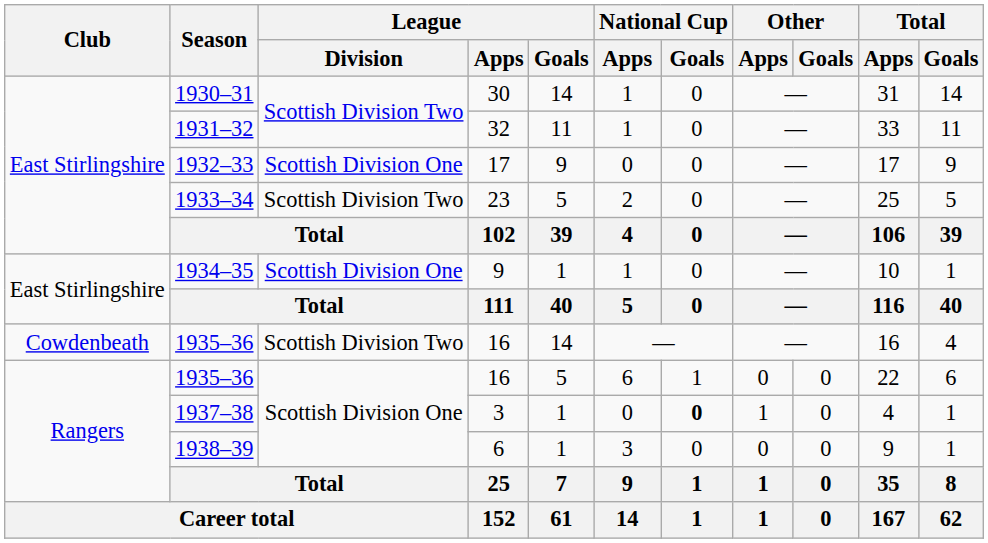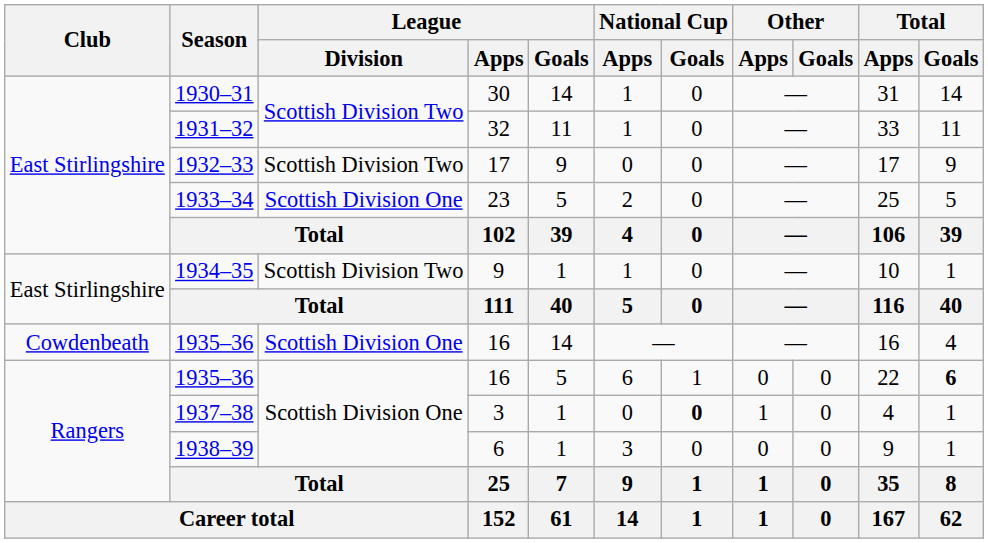(364, 164) Scottish Division One -> (364, 164) Scottish Division Two
(364, 199) Scottish Division Two -> (364, 199) Scottish Division One
(364, 270) Scottish Division One -> (364, 270) Scottish Division Two
(364, 341) Scottish Division Two -> (364, 341) Scottish Division One
(951, 377) normal -> (951, 377) bold
